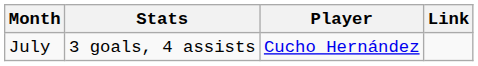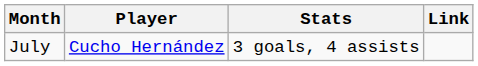columns swapped: (342, 19) <-> (162, 19)
